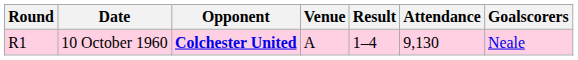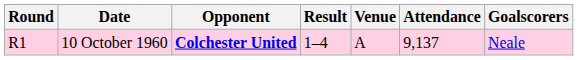columns swapped: (325, 17) <-> (374, 17)
(421, 42) 9,130 -> (421, 42) 9,137
